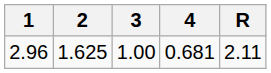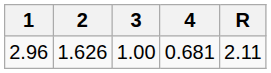(82, 52) 1.625 -> (82, 52) 1.626
